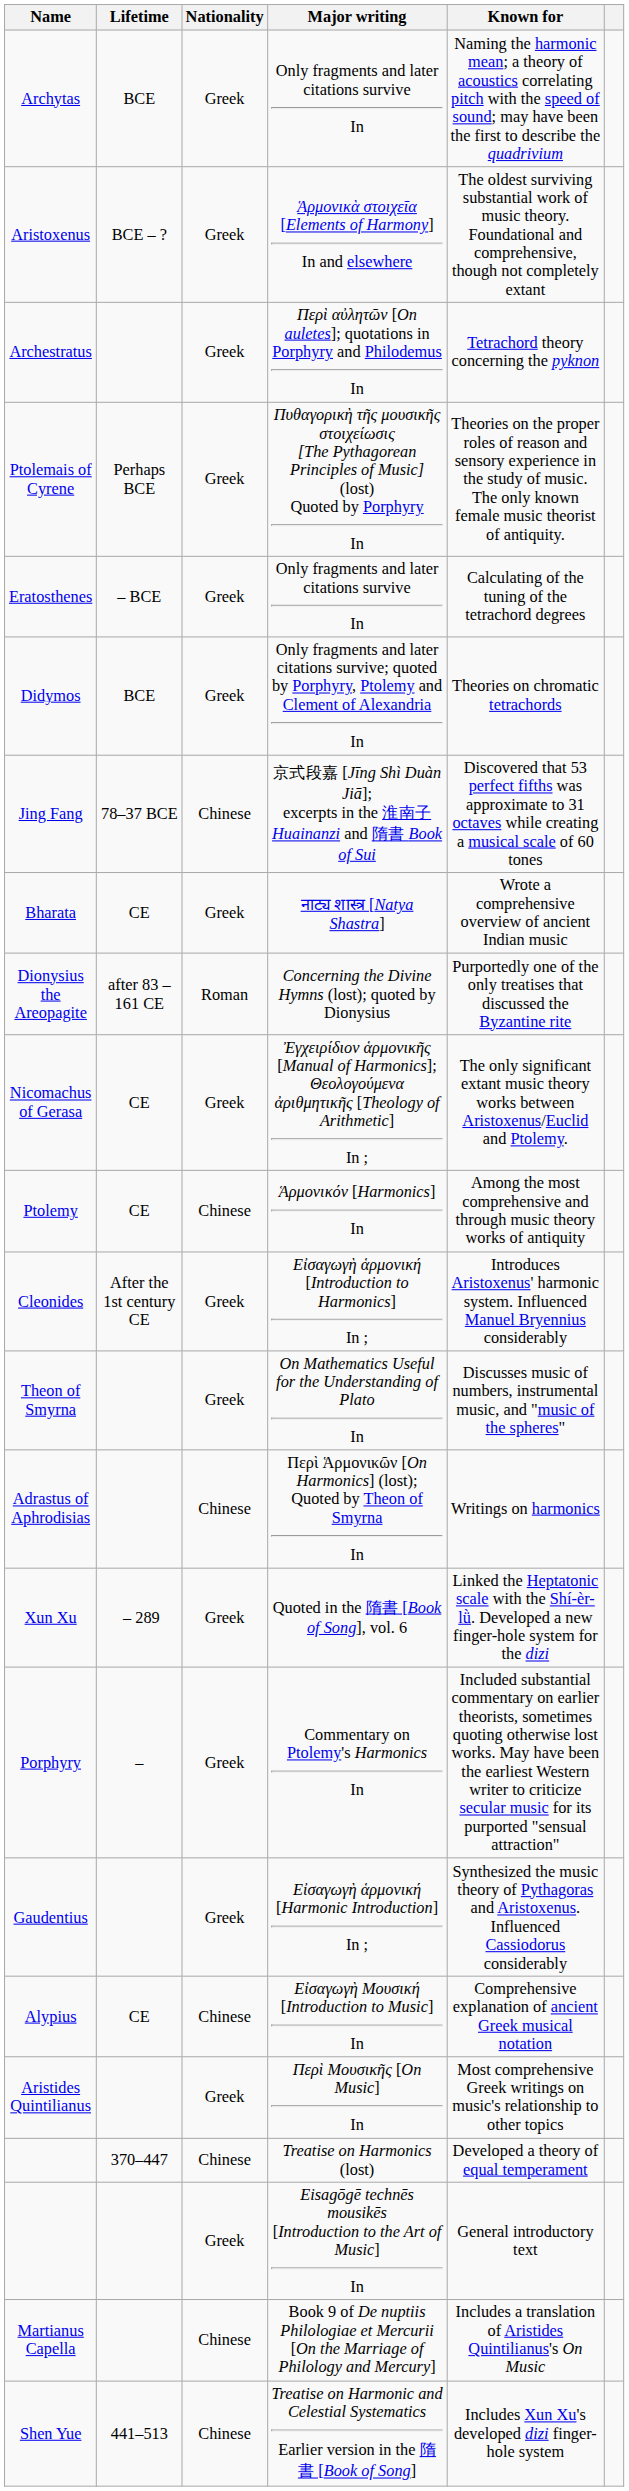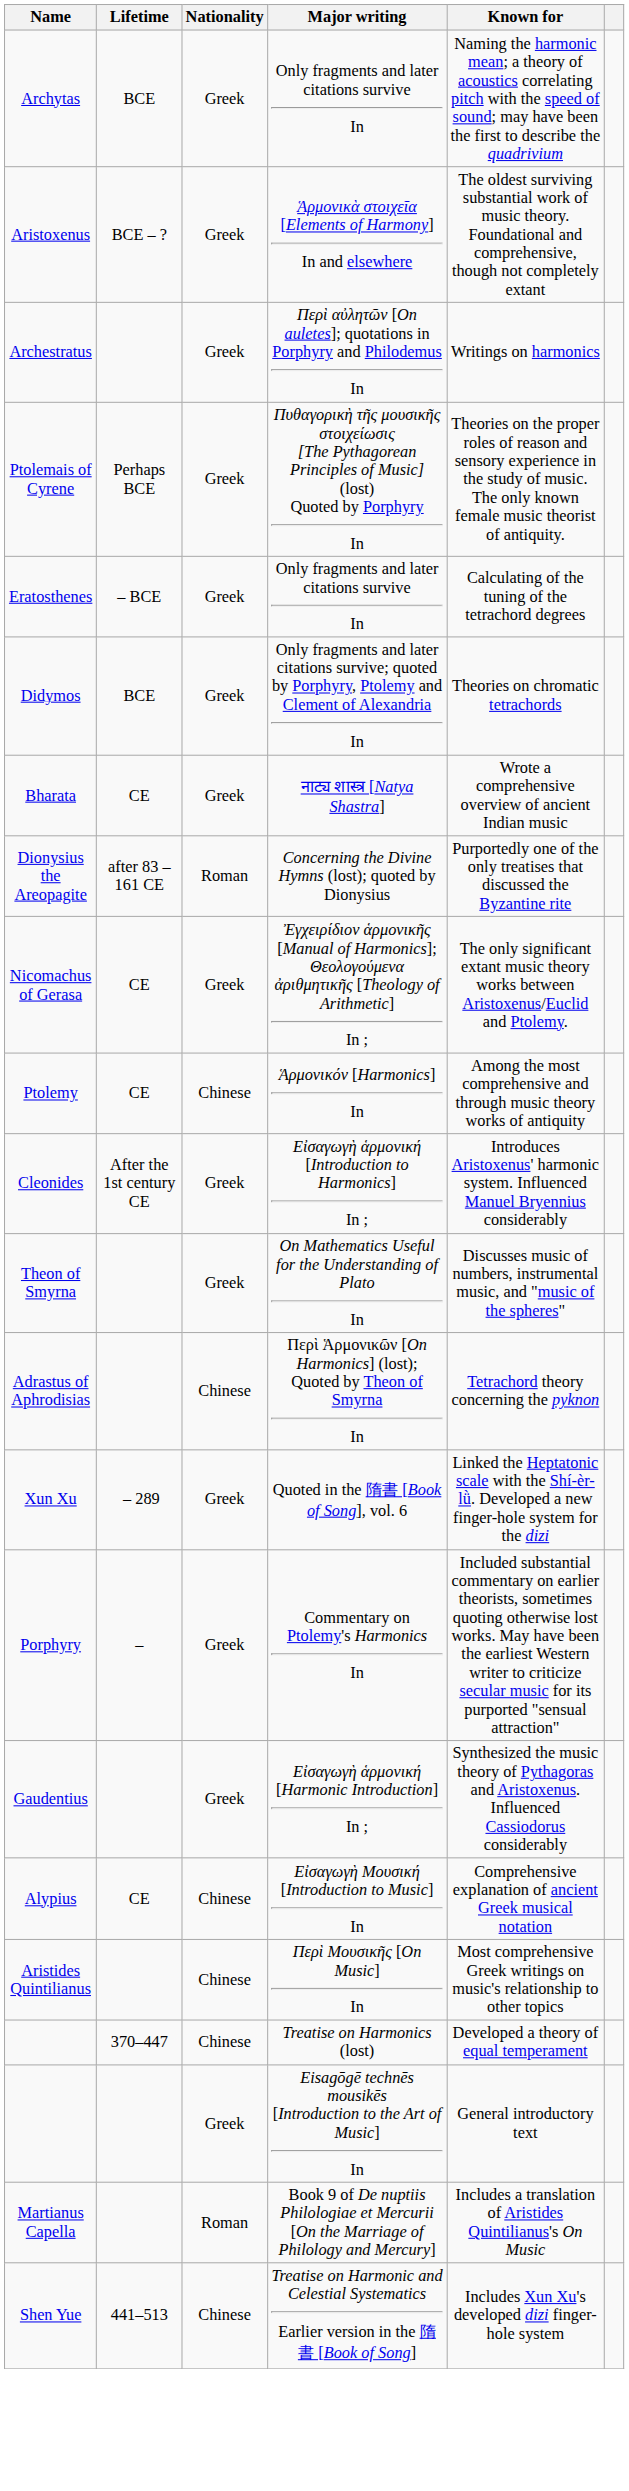(525, 352) Tetrachord theory concerning the pyknon -> (525, 352) Writings on harmonics
- row: (51, 813)
(525, 1508) Writings on harmonics -> (525, 1391) Tetrachord theory concerning the pyknon
(225, 2097) Greek -> (225, 1979) Chinese
(225, 2340) Chinese -> (225, 2222) Roman
